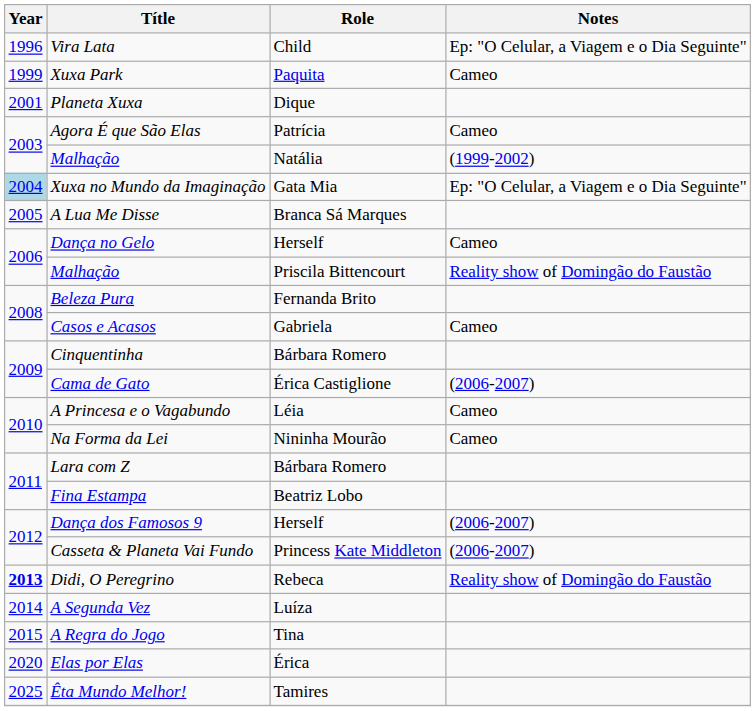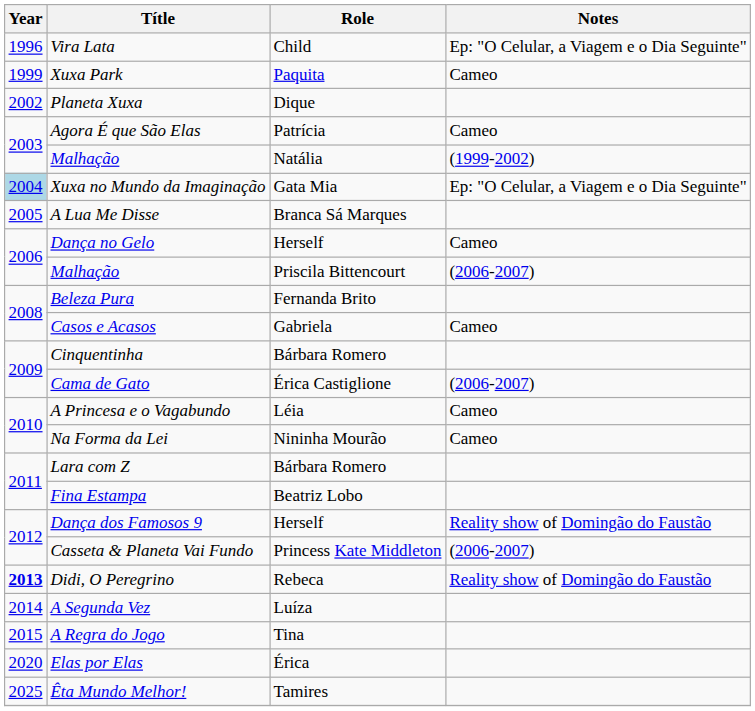(26, 102) 2001 -> (26, 102) 2002
(580, 271) Reality show of Domingão do Faustão -> (492, 271) (2006-2007)
(492, 523) (2006-2007) -> (580, 523) Reality show of Domingão do Faustão
